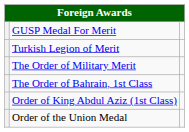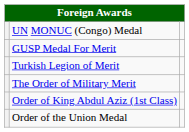+ row: (77, 30)
- row: (82, 83)
